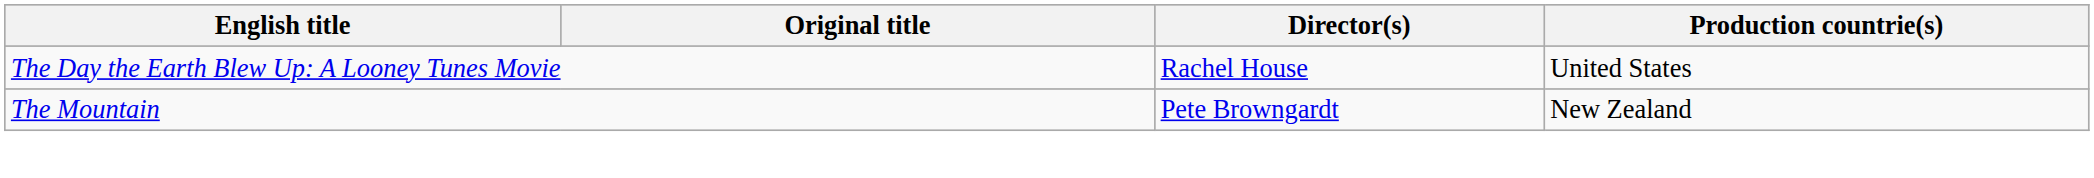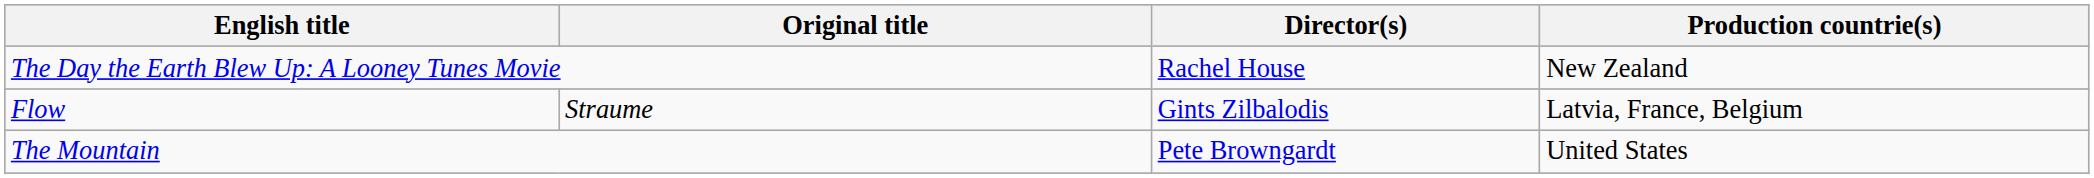(1621, 67) United States -> (1617, 67) New Zealand
+ row: (38, 109)
(1621, 109) New Zealand -> (1617, 151) United States
